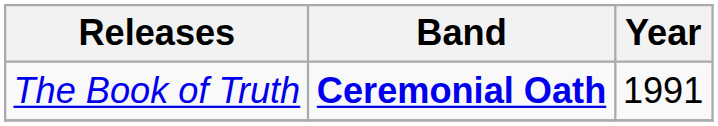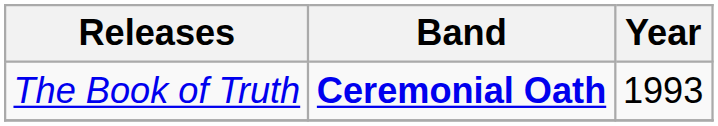(663, 90) 1991 -> (663, 90) 1993
